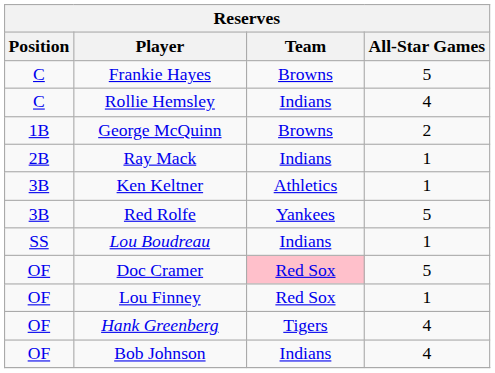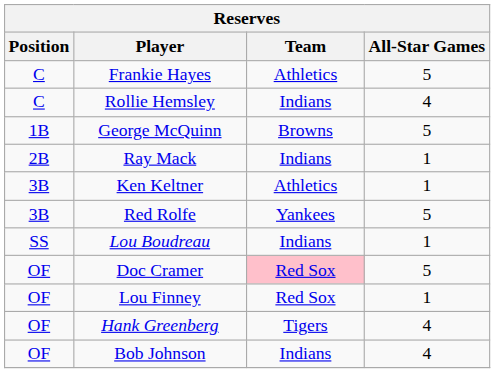(305, 74) Browns -> (305, 74) Athletics
(427, 130) 2 -> (427, 130) 5
